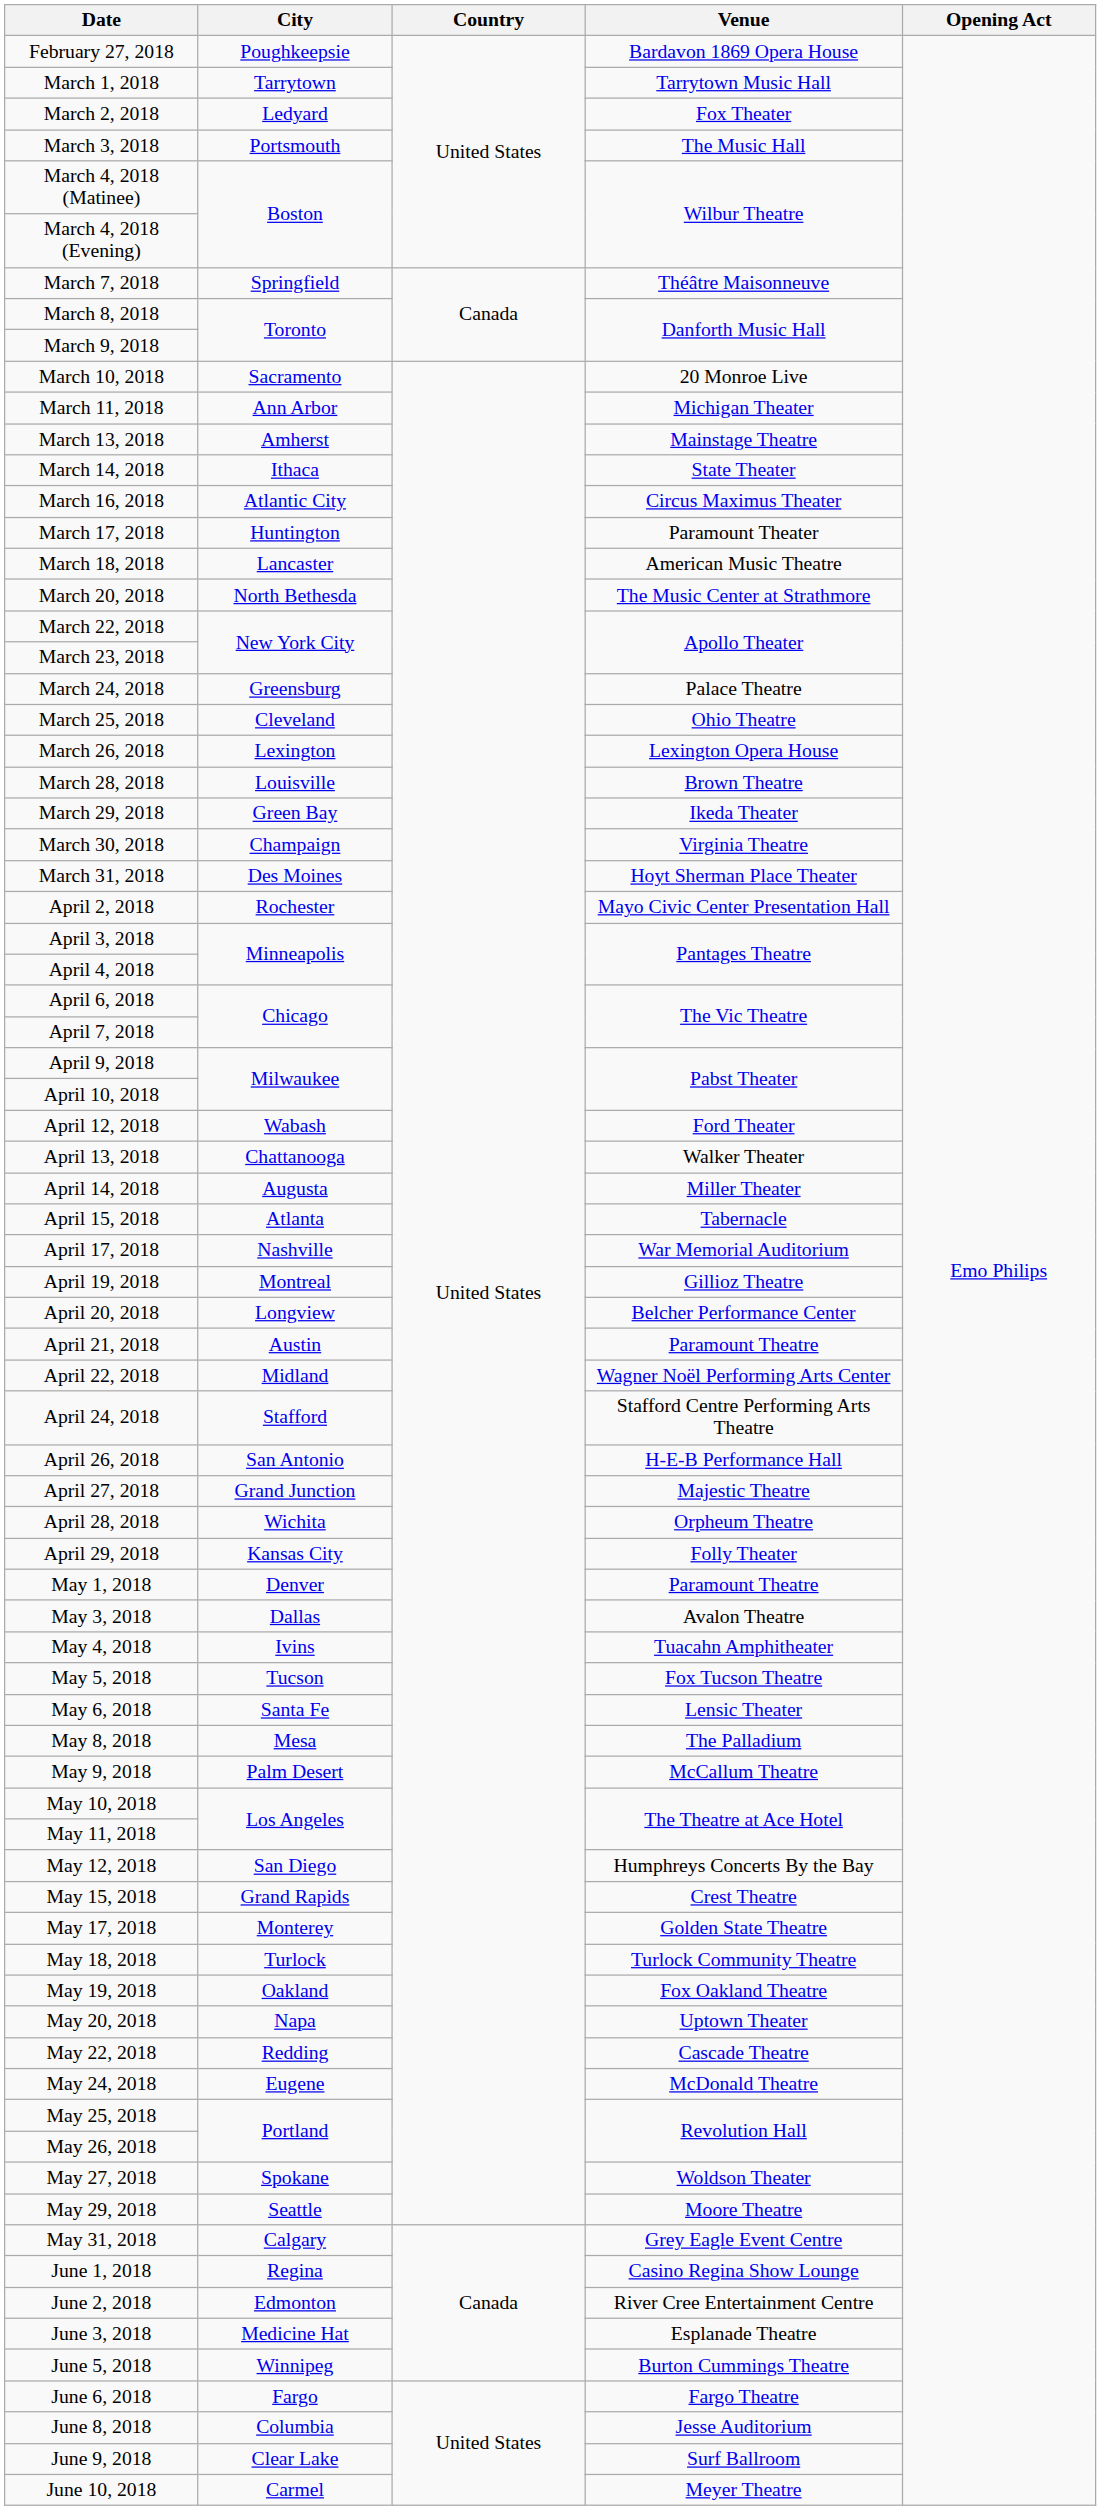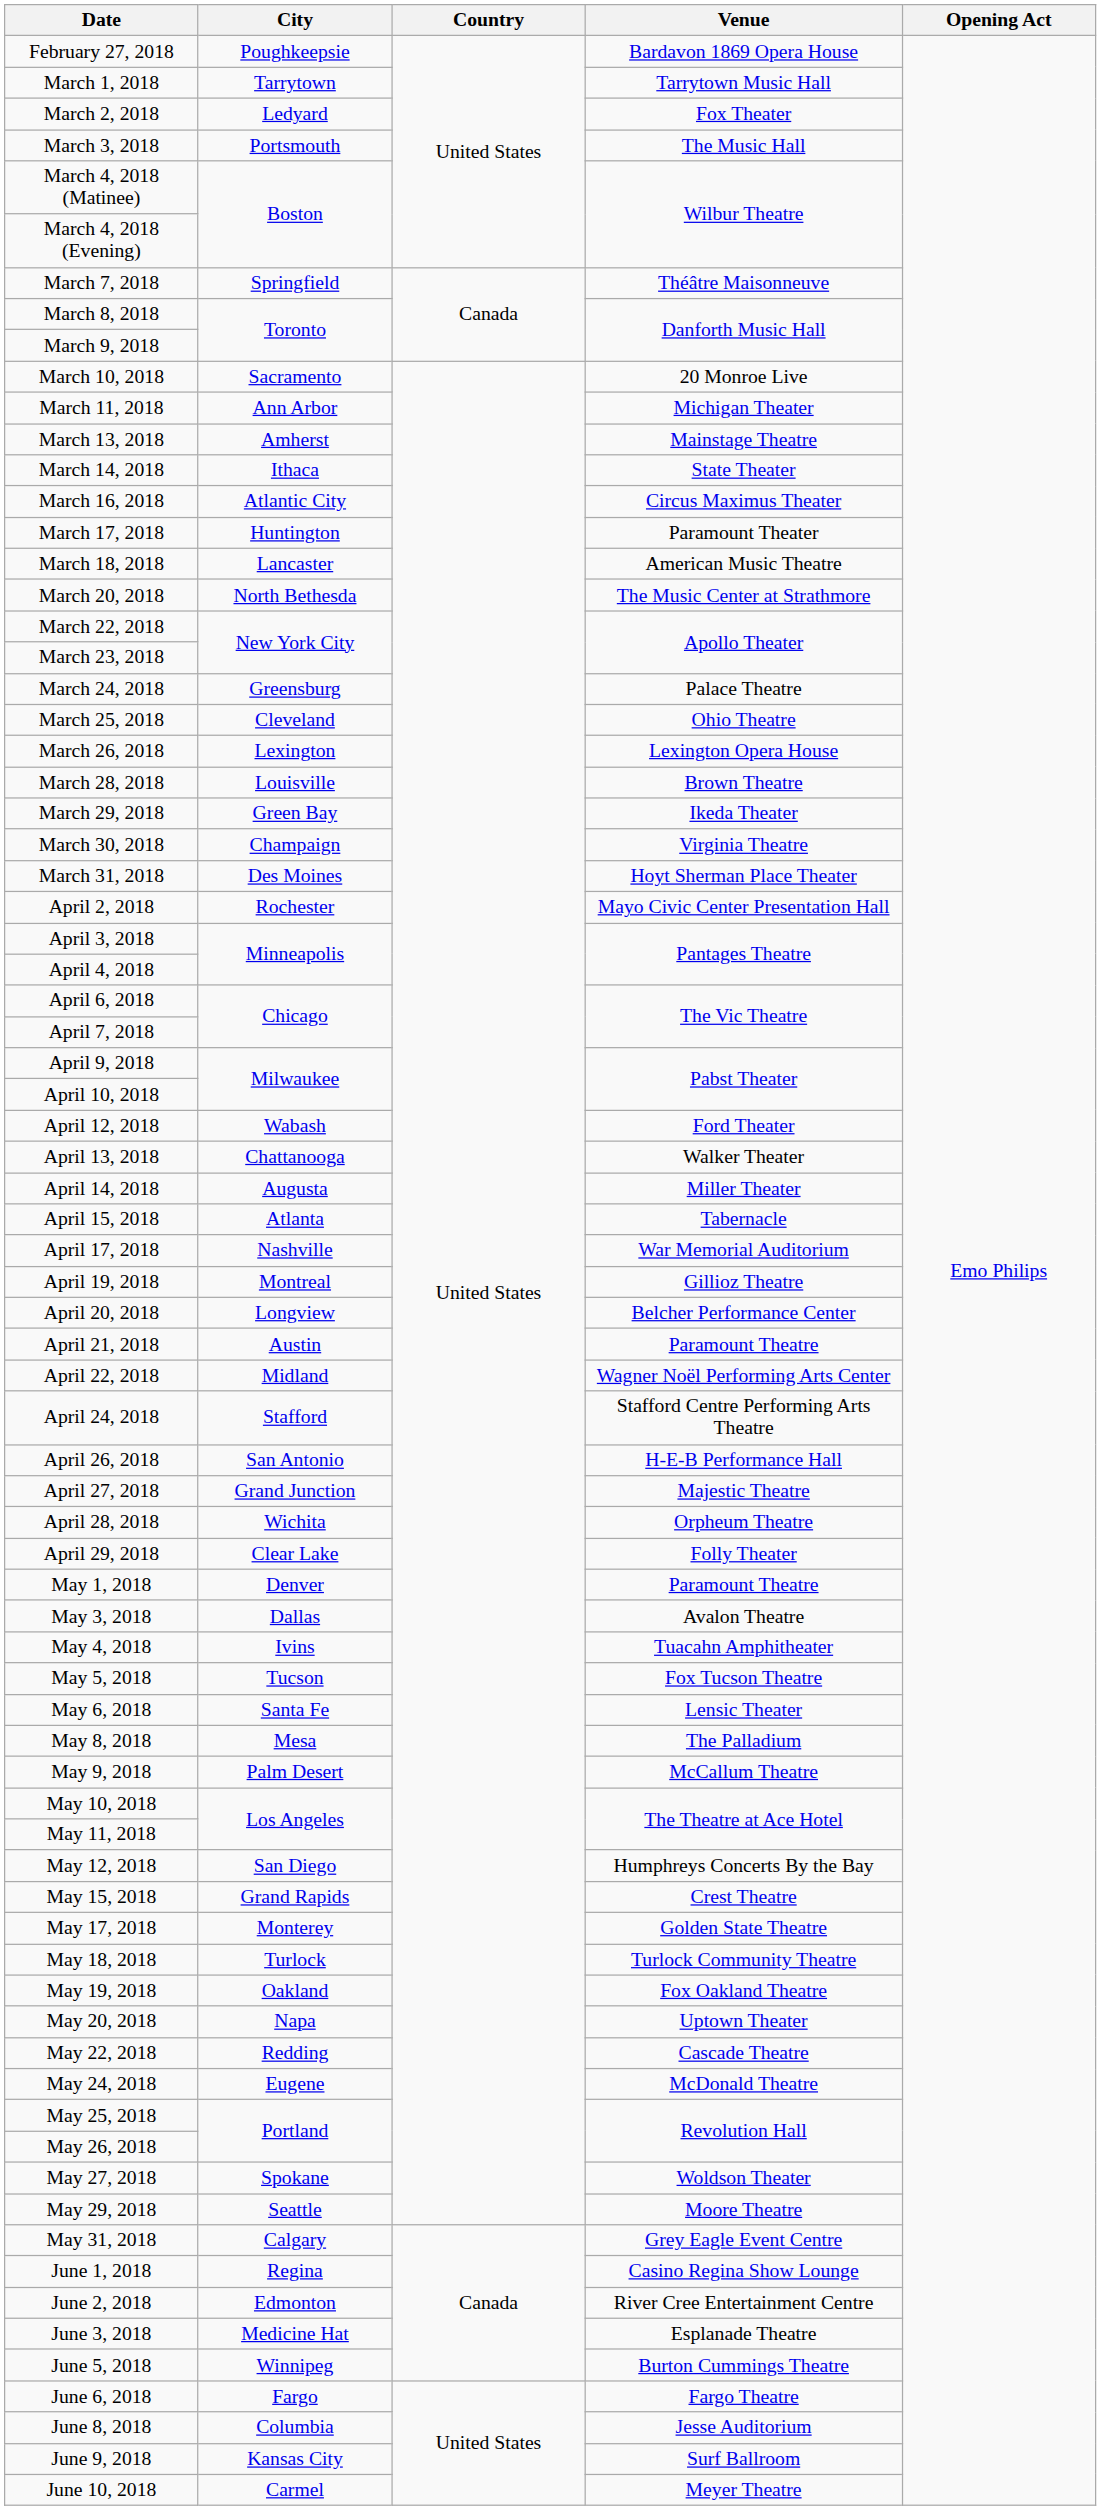(295, 1553) Kansas City -> (295, 1553) Clear Lake
(295, 2458) Clear Lake -> (295, 2458) Kansas City
